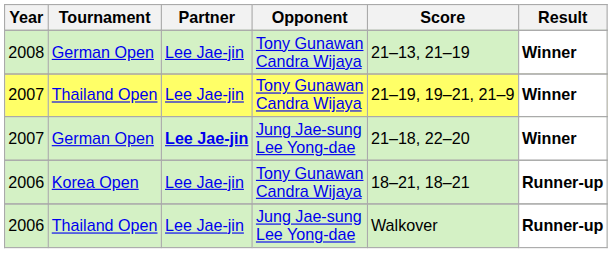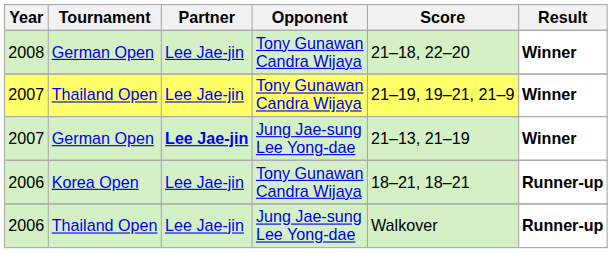(420, 52) 21–13, 21–19 -> (420, 52) 21–18, 22–20
(420, 139) 21–18, 22–20 -> (420, 139) 21–13, 21–19
